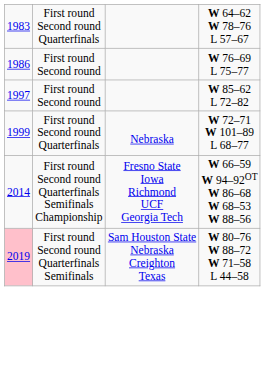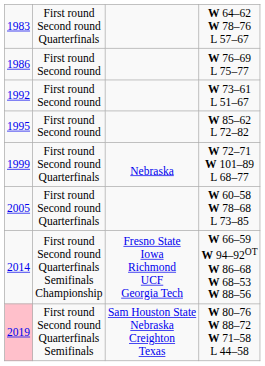+ row: (230, 95)
(19, 95) 1997 -> (19, 126) 1995
+ row: (230, 208)
